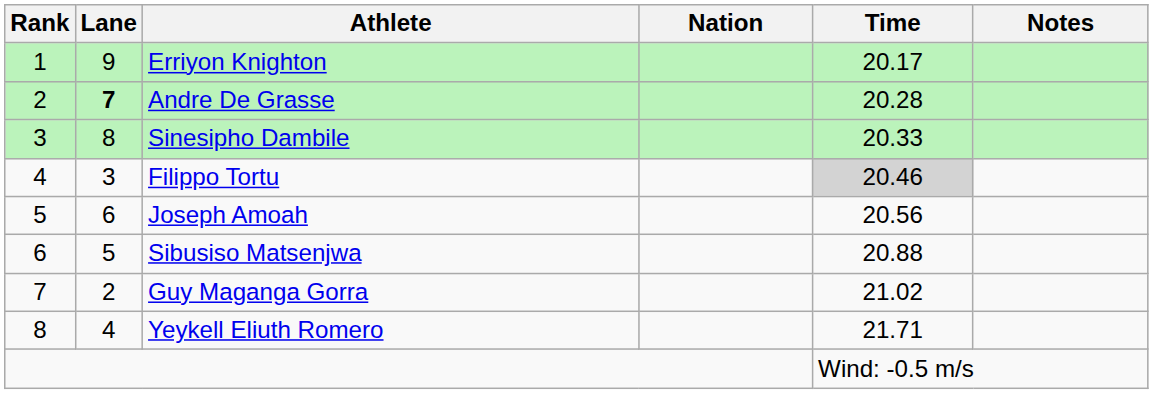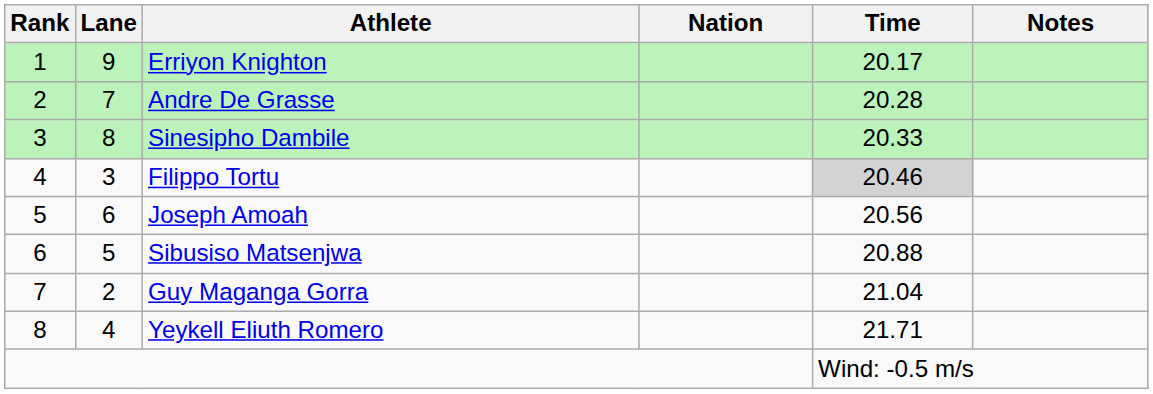(109, 100) bold -> (109, 100) normal
(893, 291) 21.02 -> (893, 291) 21.04
